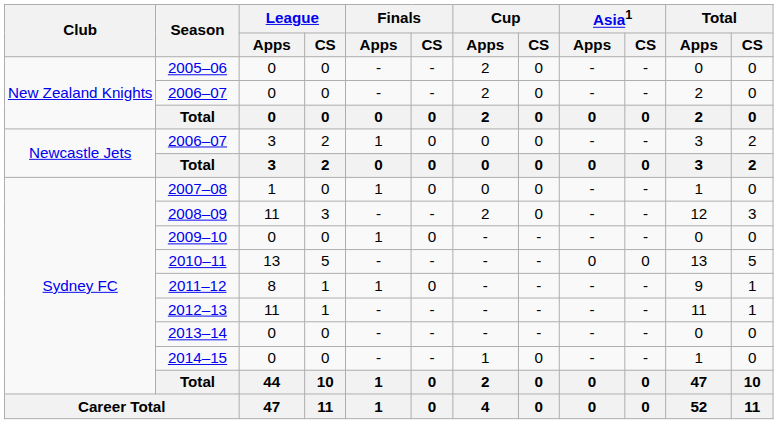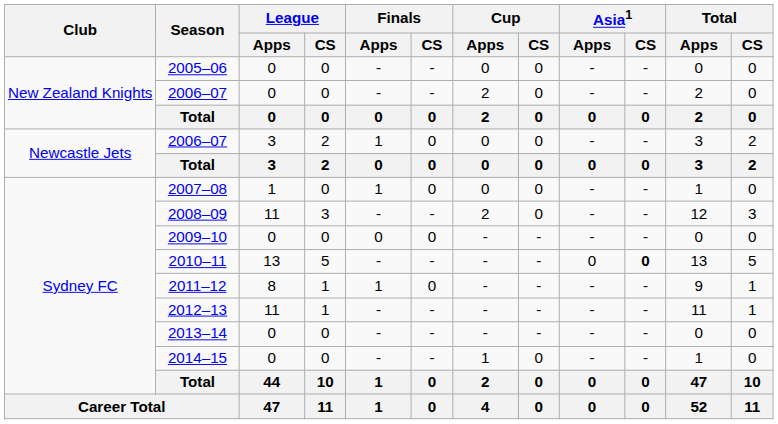(485, 68) 2 -> (485, 68) 0
(379, 237) 1 -> (379, 237) 0
(645, 261) normal -> (645, 261) bold
